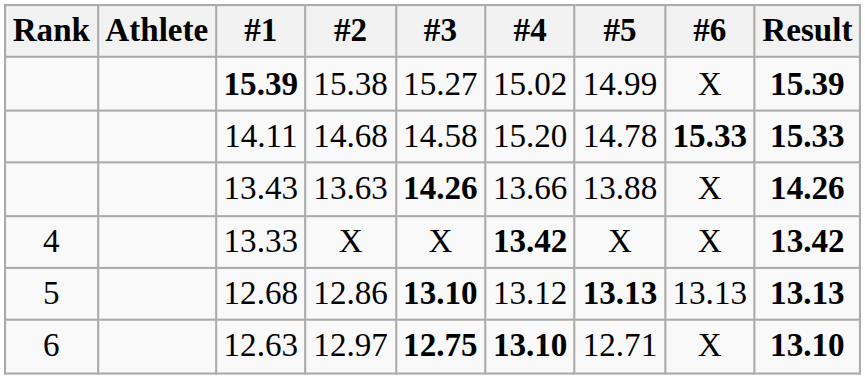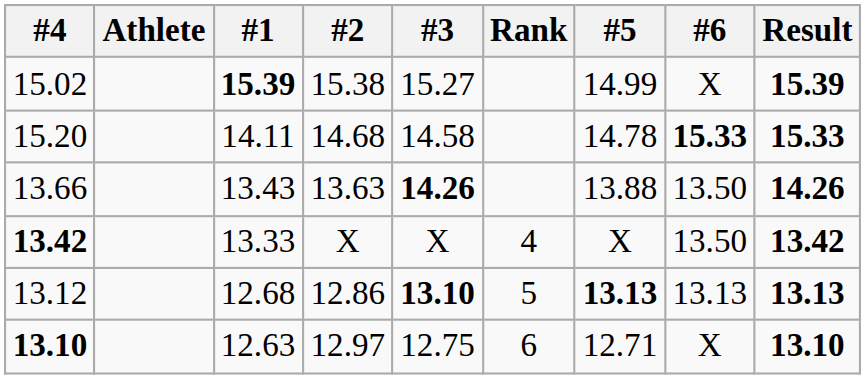columns swapped: (51, 30) <-> (530, 30)
(710, 188) X -> (710, 188) 13.50
(710, 240) X -> (710, 240) 13.50
(440, 345) bold -> (438, 345) normal
